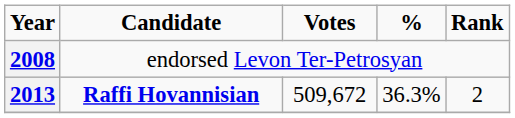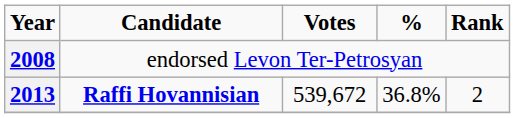(330, 94) 509,672 -> (330, 94) 539,672
(411, 94) 36.3% -> (411, 94) 36.8%
